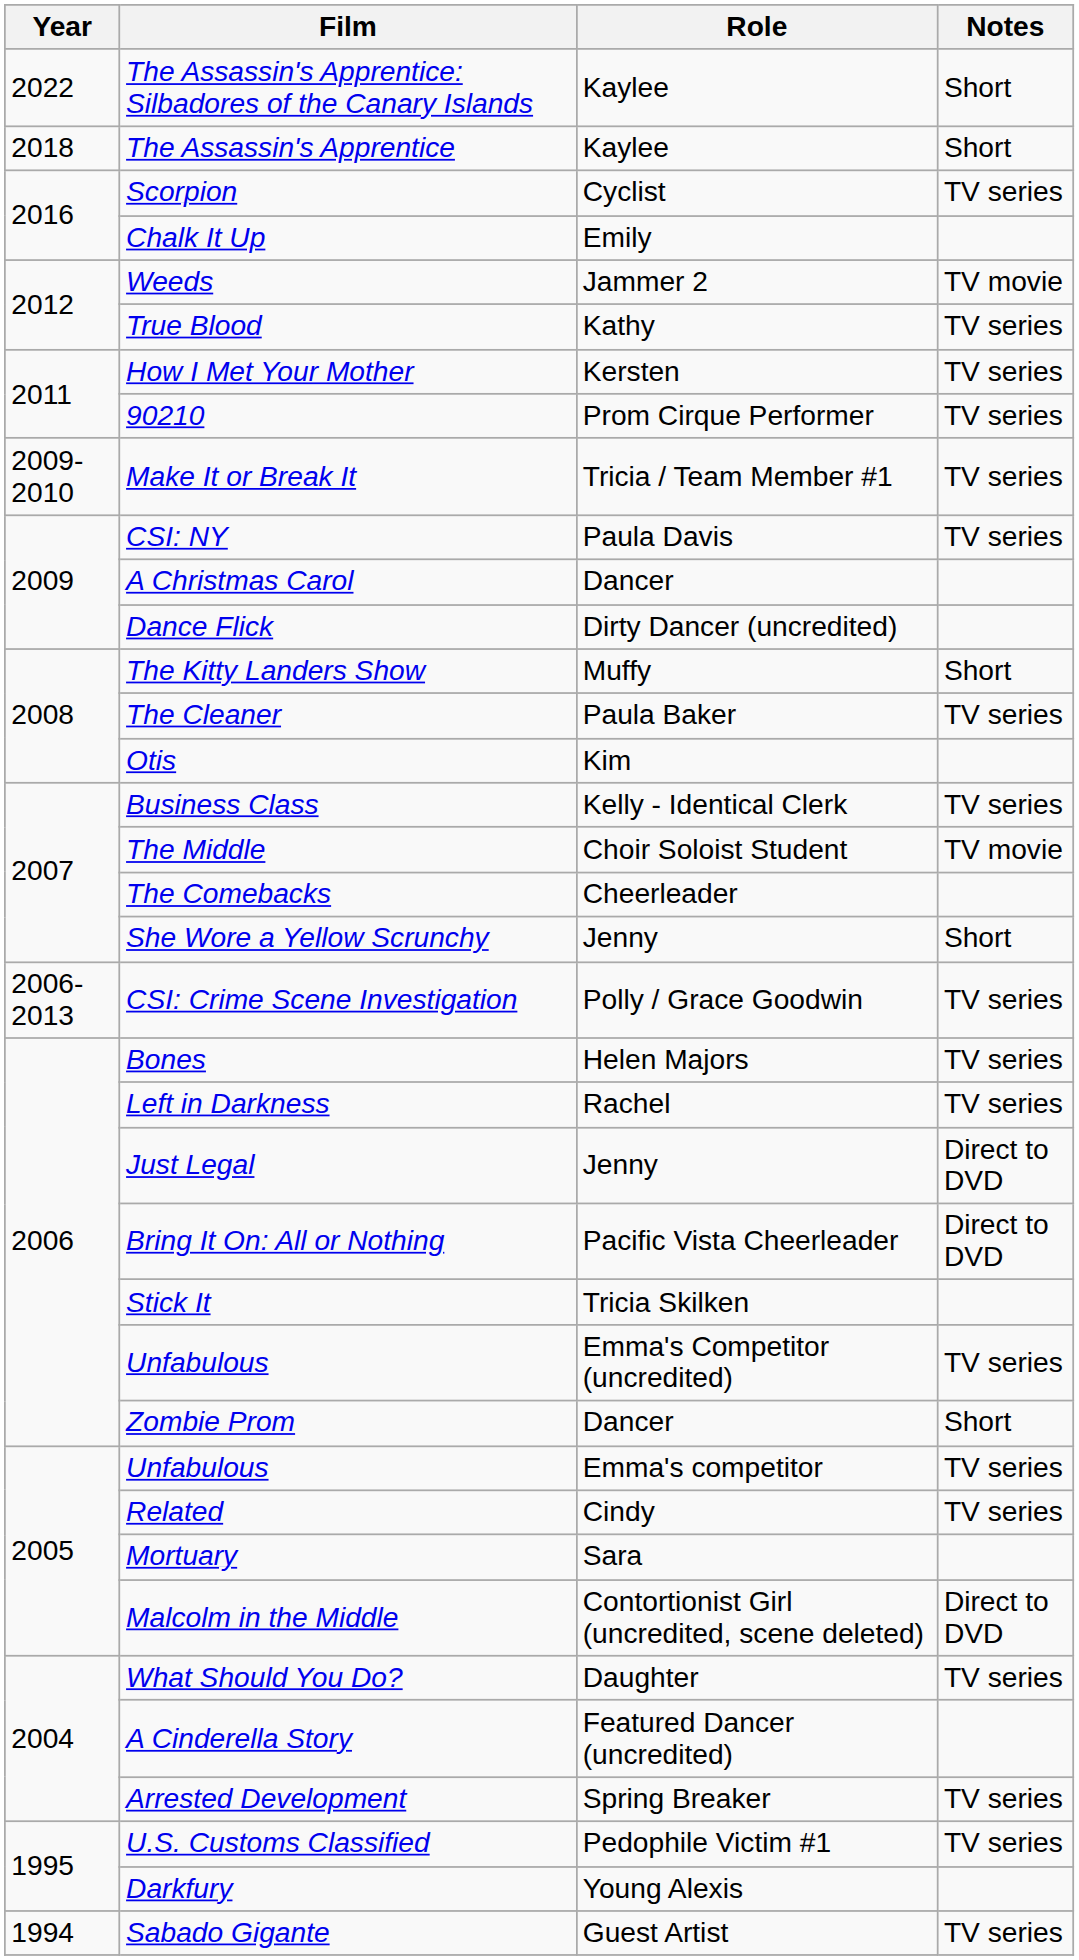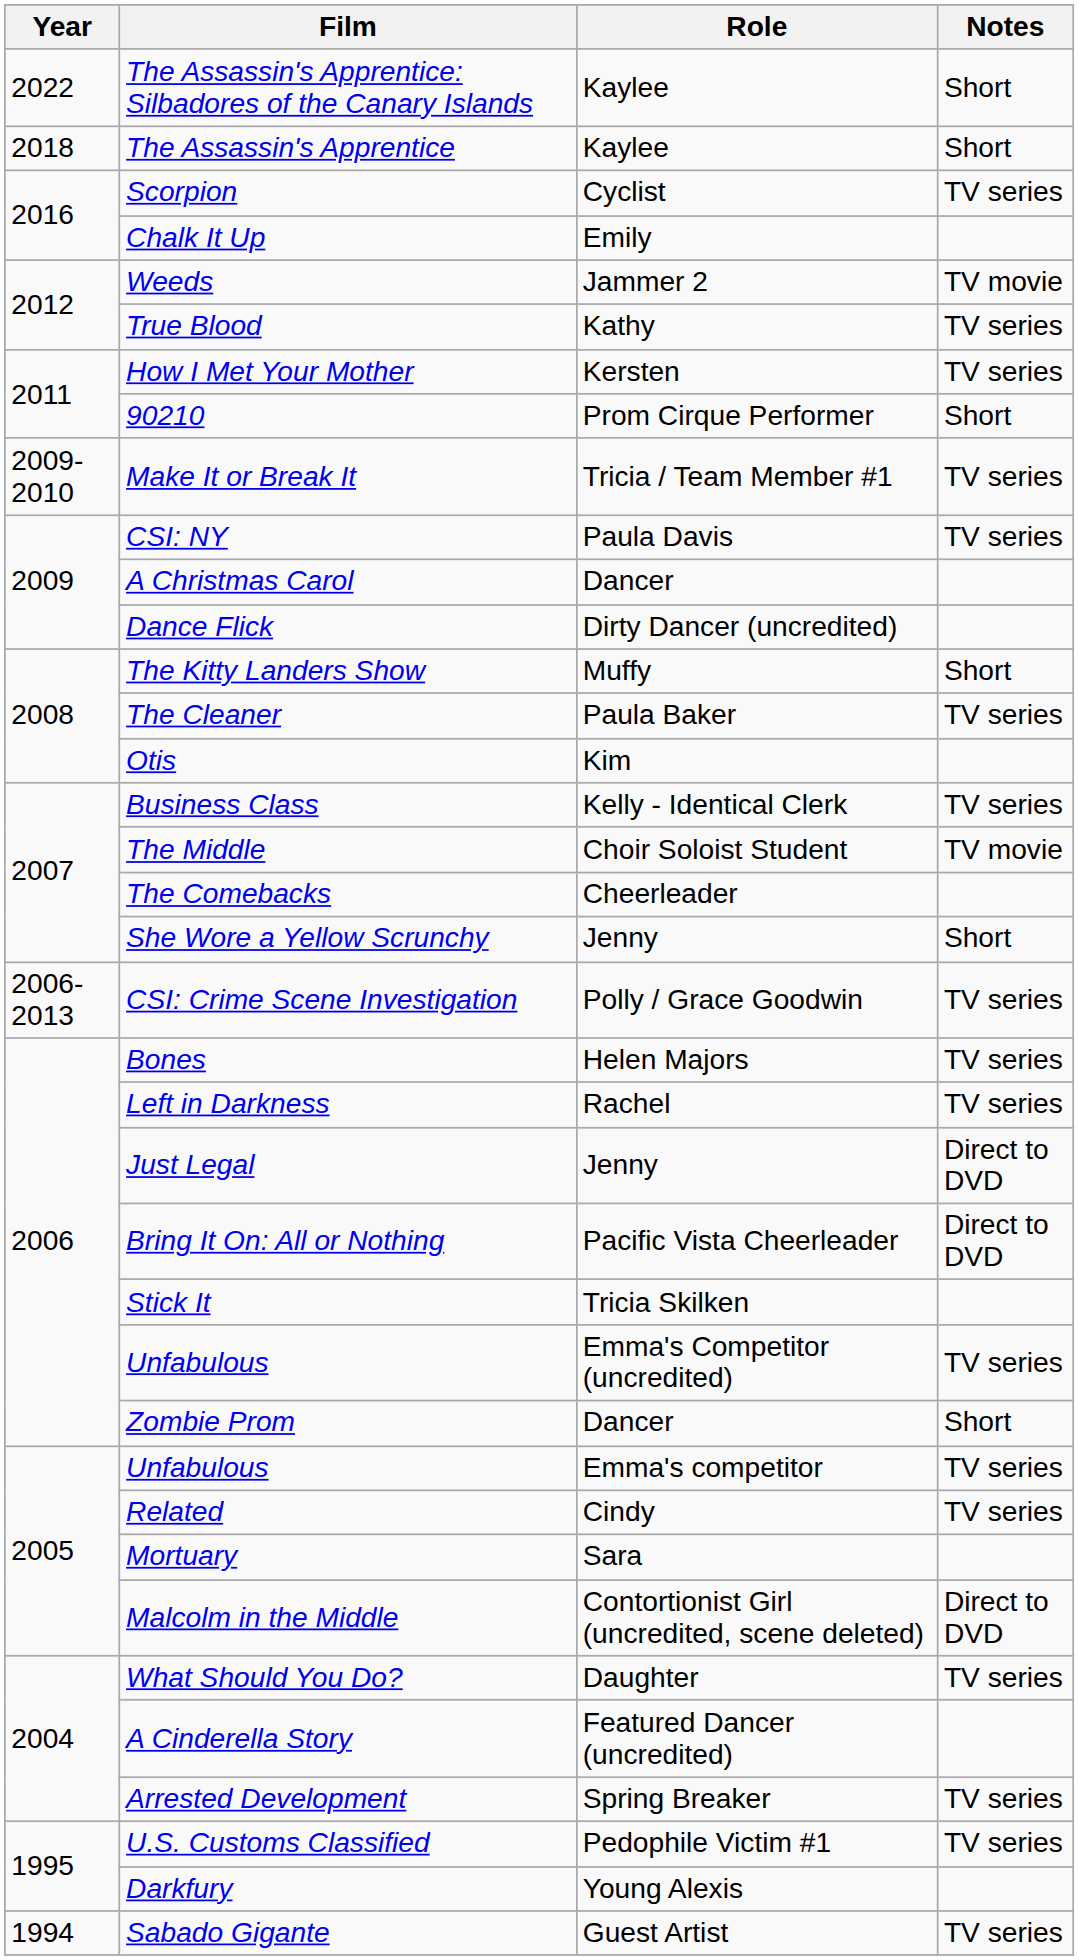(1003, 415) TV series -> (978, 415) Short
